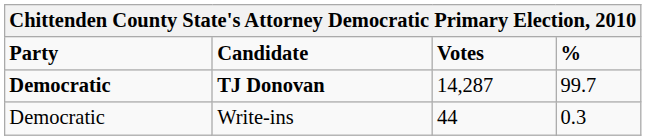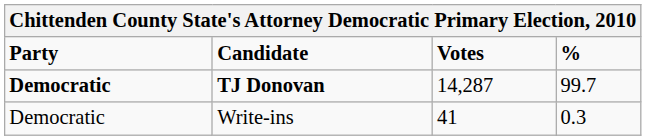(447, 118) 44 -> (447, 118) 41
